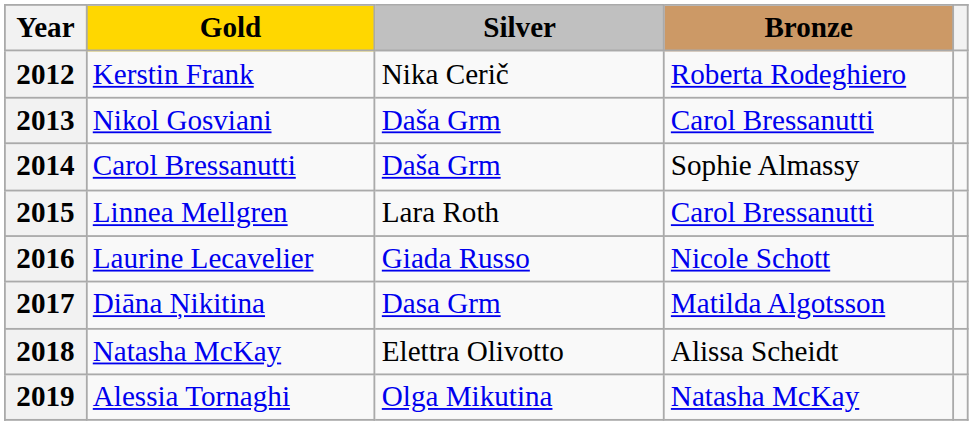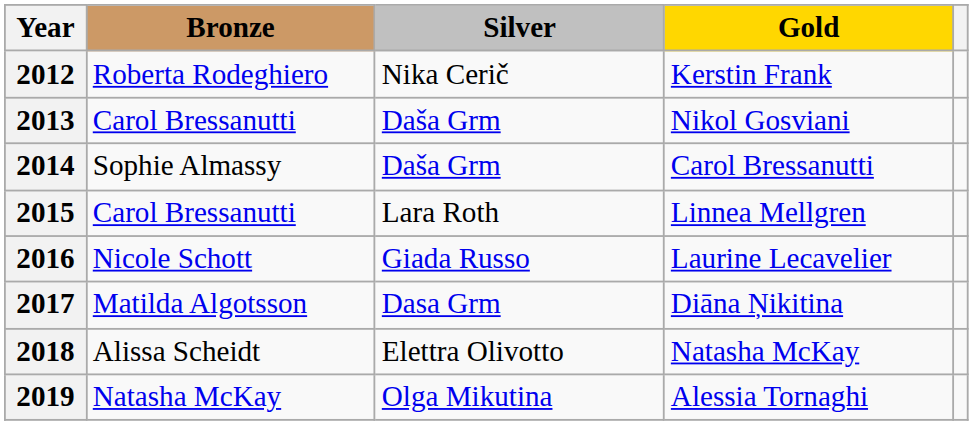columns swapped: (231, 27) <-> (809, 27)
